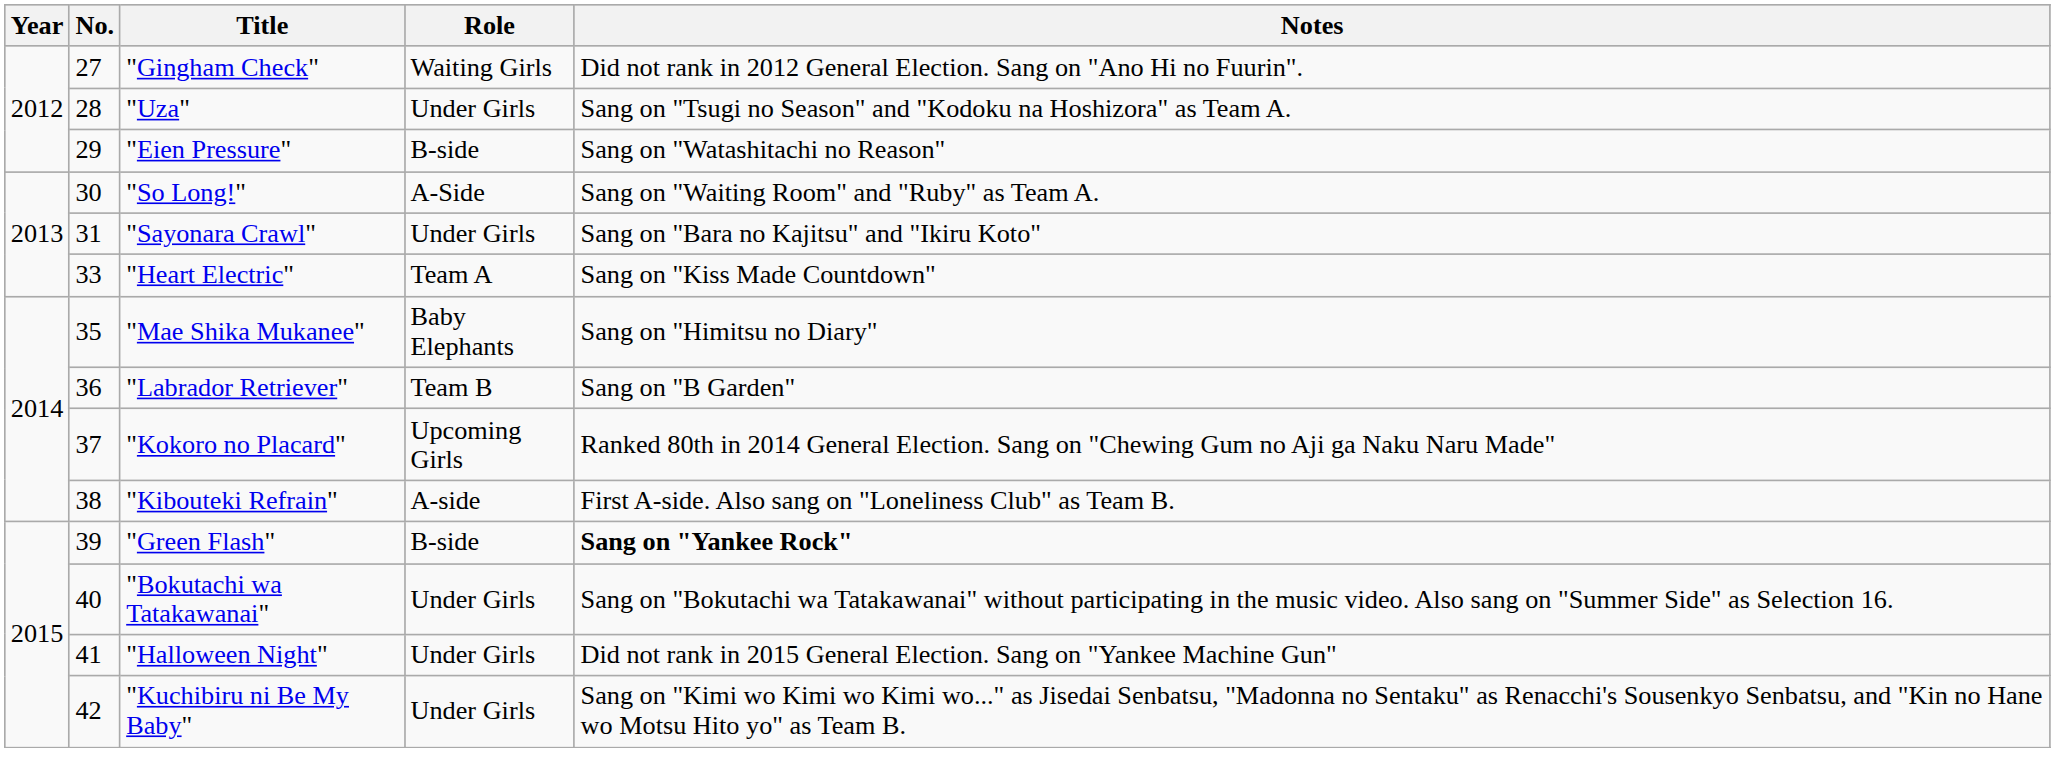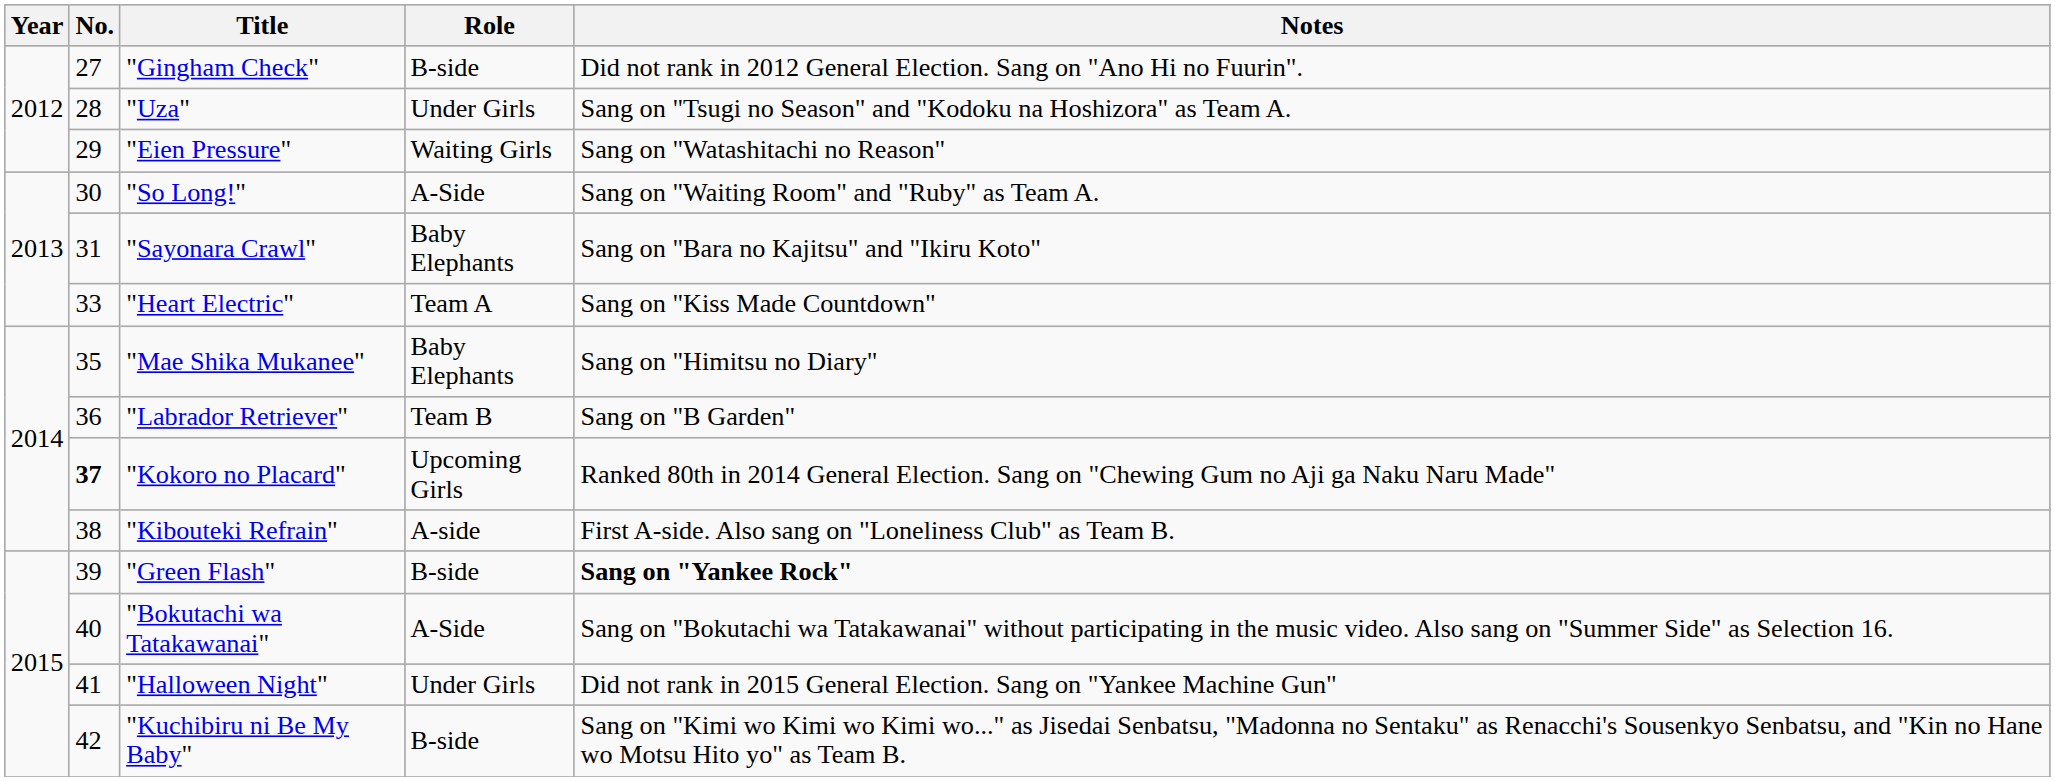(481, 66) Waiting Girls -> (445, 66) B-side
(445, 150) B-side -> (481, 150) Waiting Girls
(473, 233) Under Girls -> (462, 248) Baby Elephants
(89, 444) normal -> (89, 473) bold
(473, 598) Under Girls -> (448, 628) A-Side
(473, 711) Under Girls -> (445, 740) B-side
